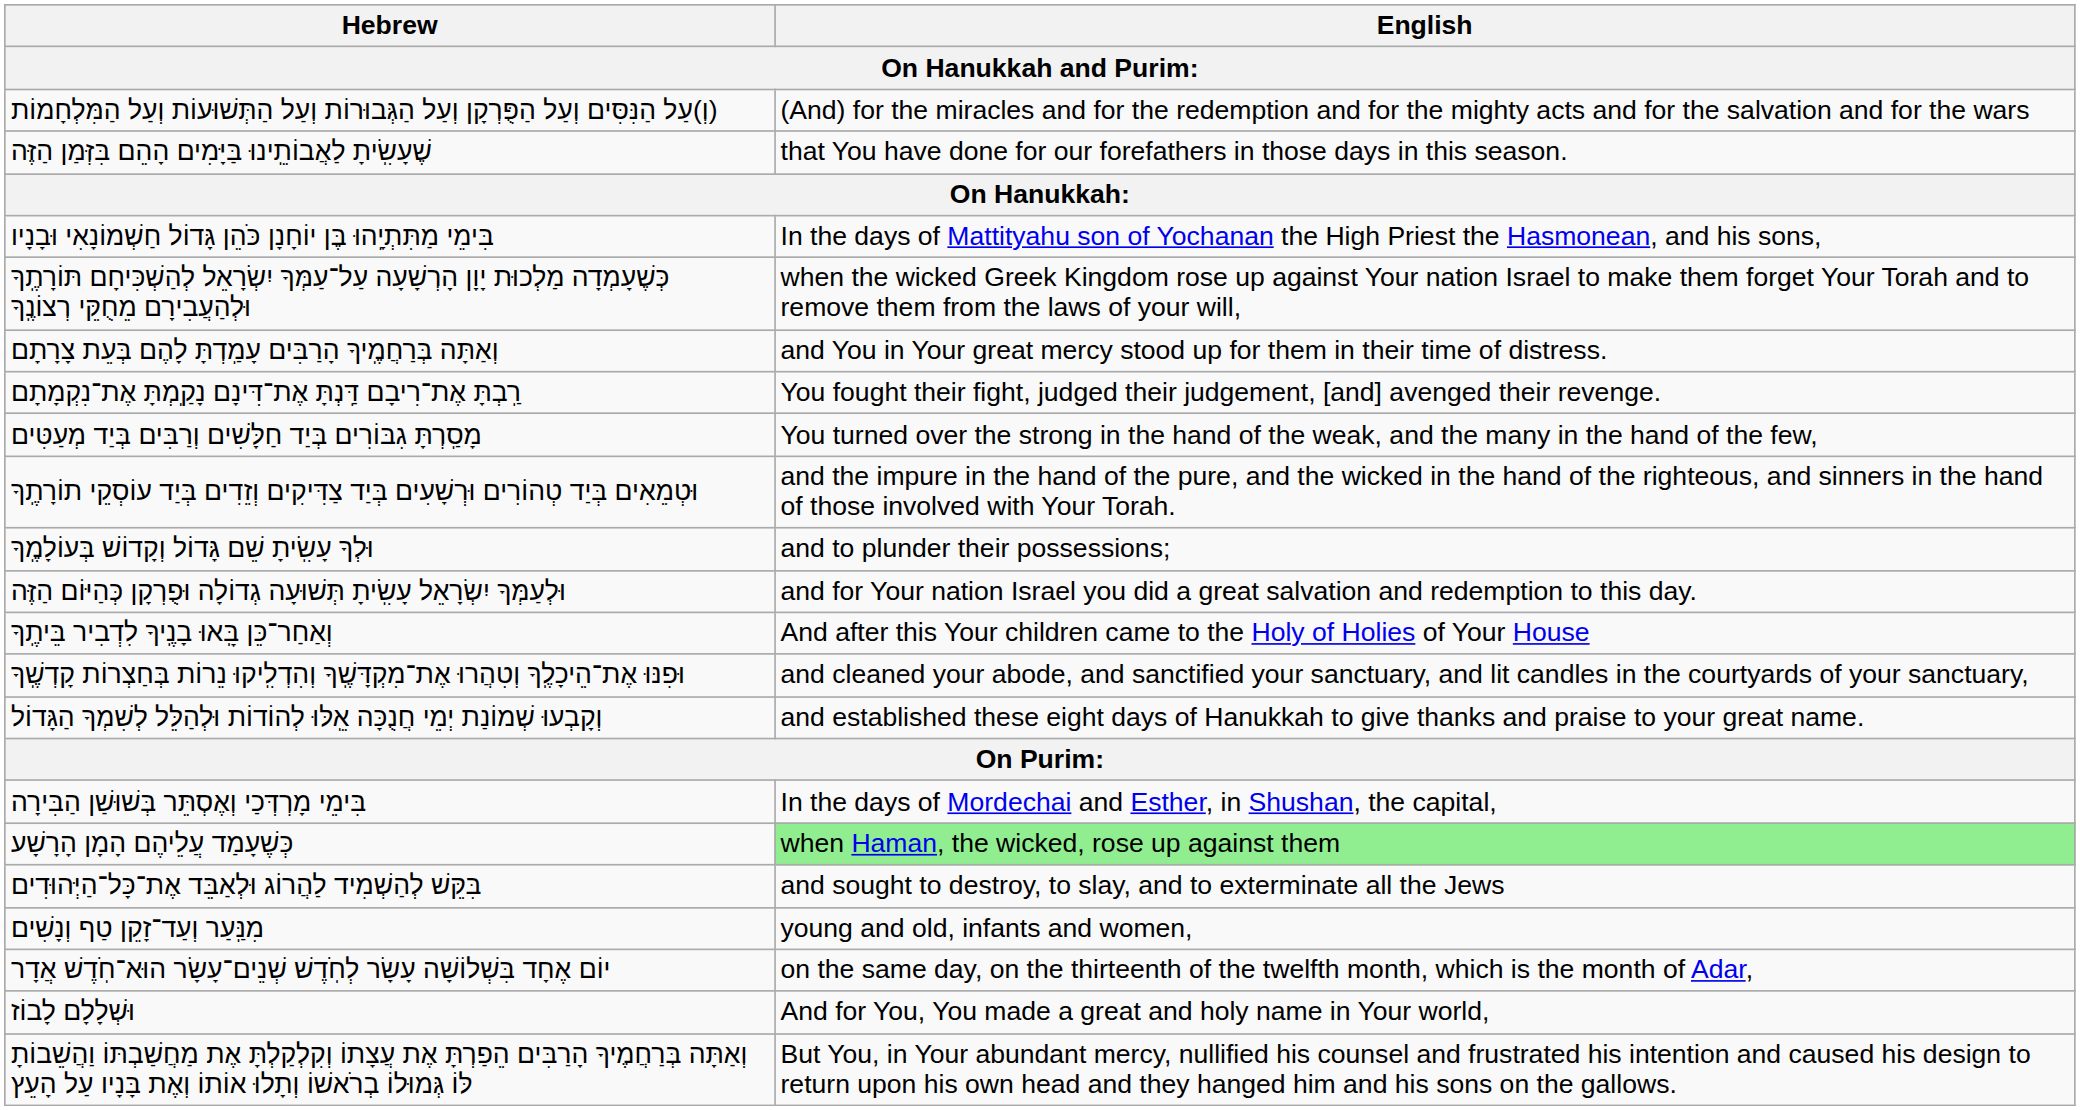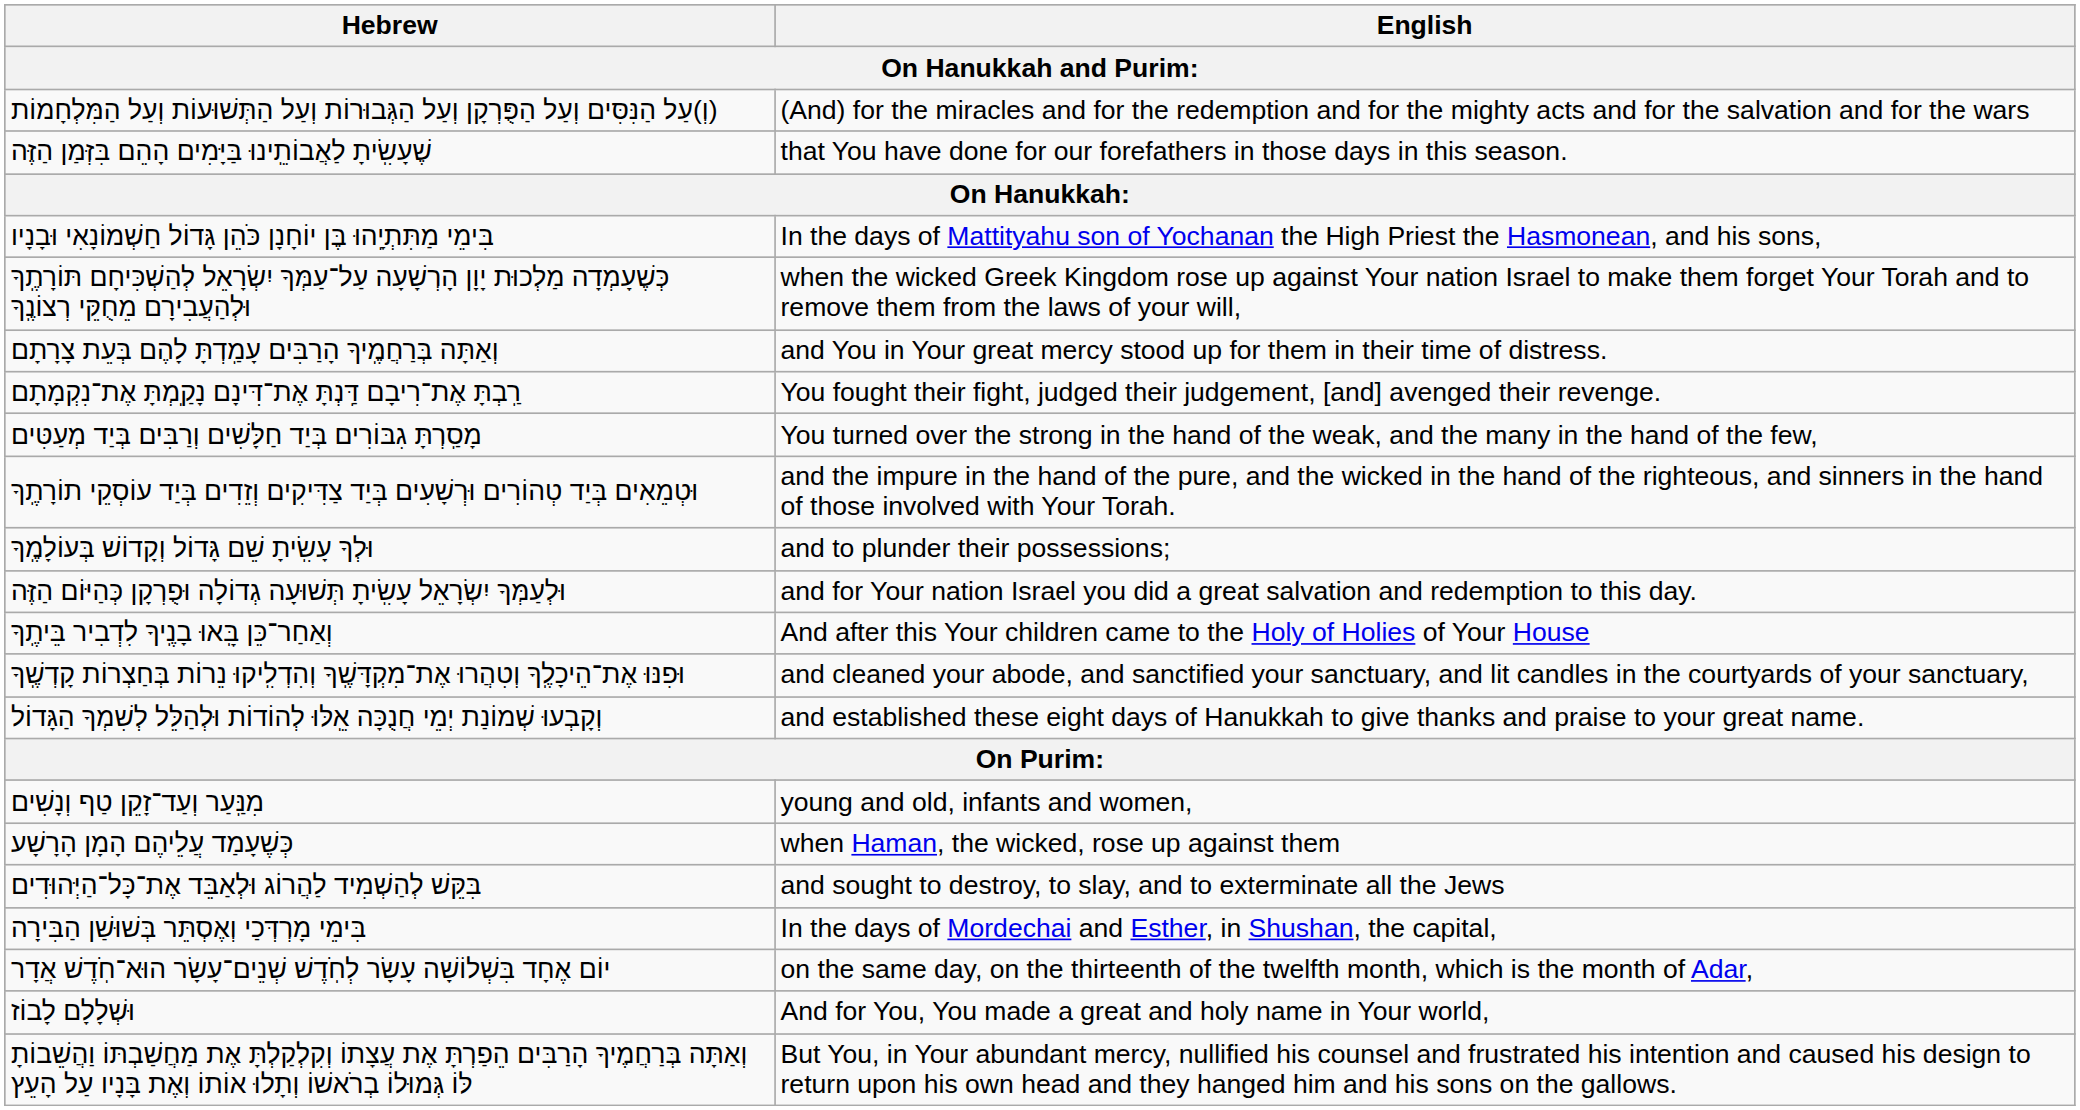rows swapped: (189, 801) <-> (138, 927)
(1060, 843) lightgreen background -> (1060, 843) no background
